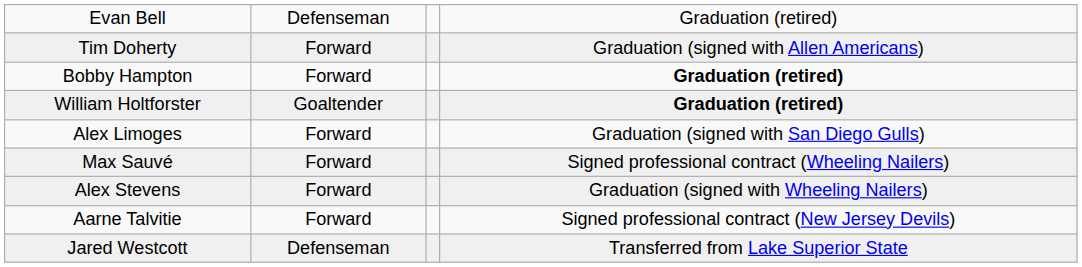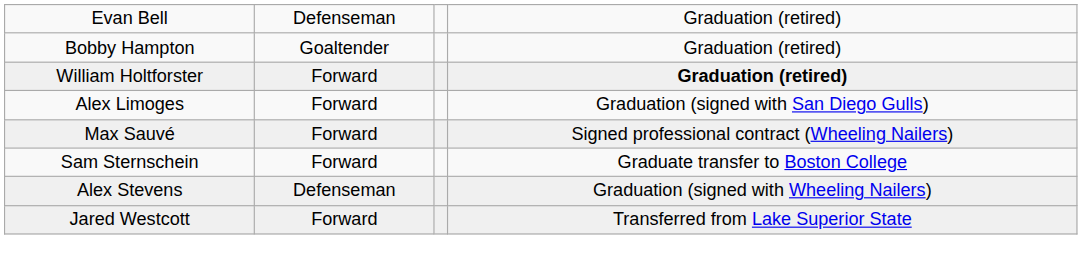- row: (127, 47)
(338, 76) Forward -> (344, 47) Goaltender
(758, 76) bold -> (762, 47) normal
(338, 104) Goaltender -> (344, 76) Forward
+ row: (130, 162)
(338, 190) Forward -> (344, 190) Defenseman
- row: (127, 219)
(338, 248) Defenseman -> (344, 219) Forward
